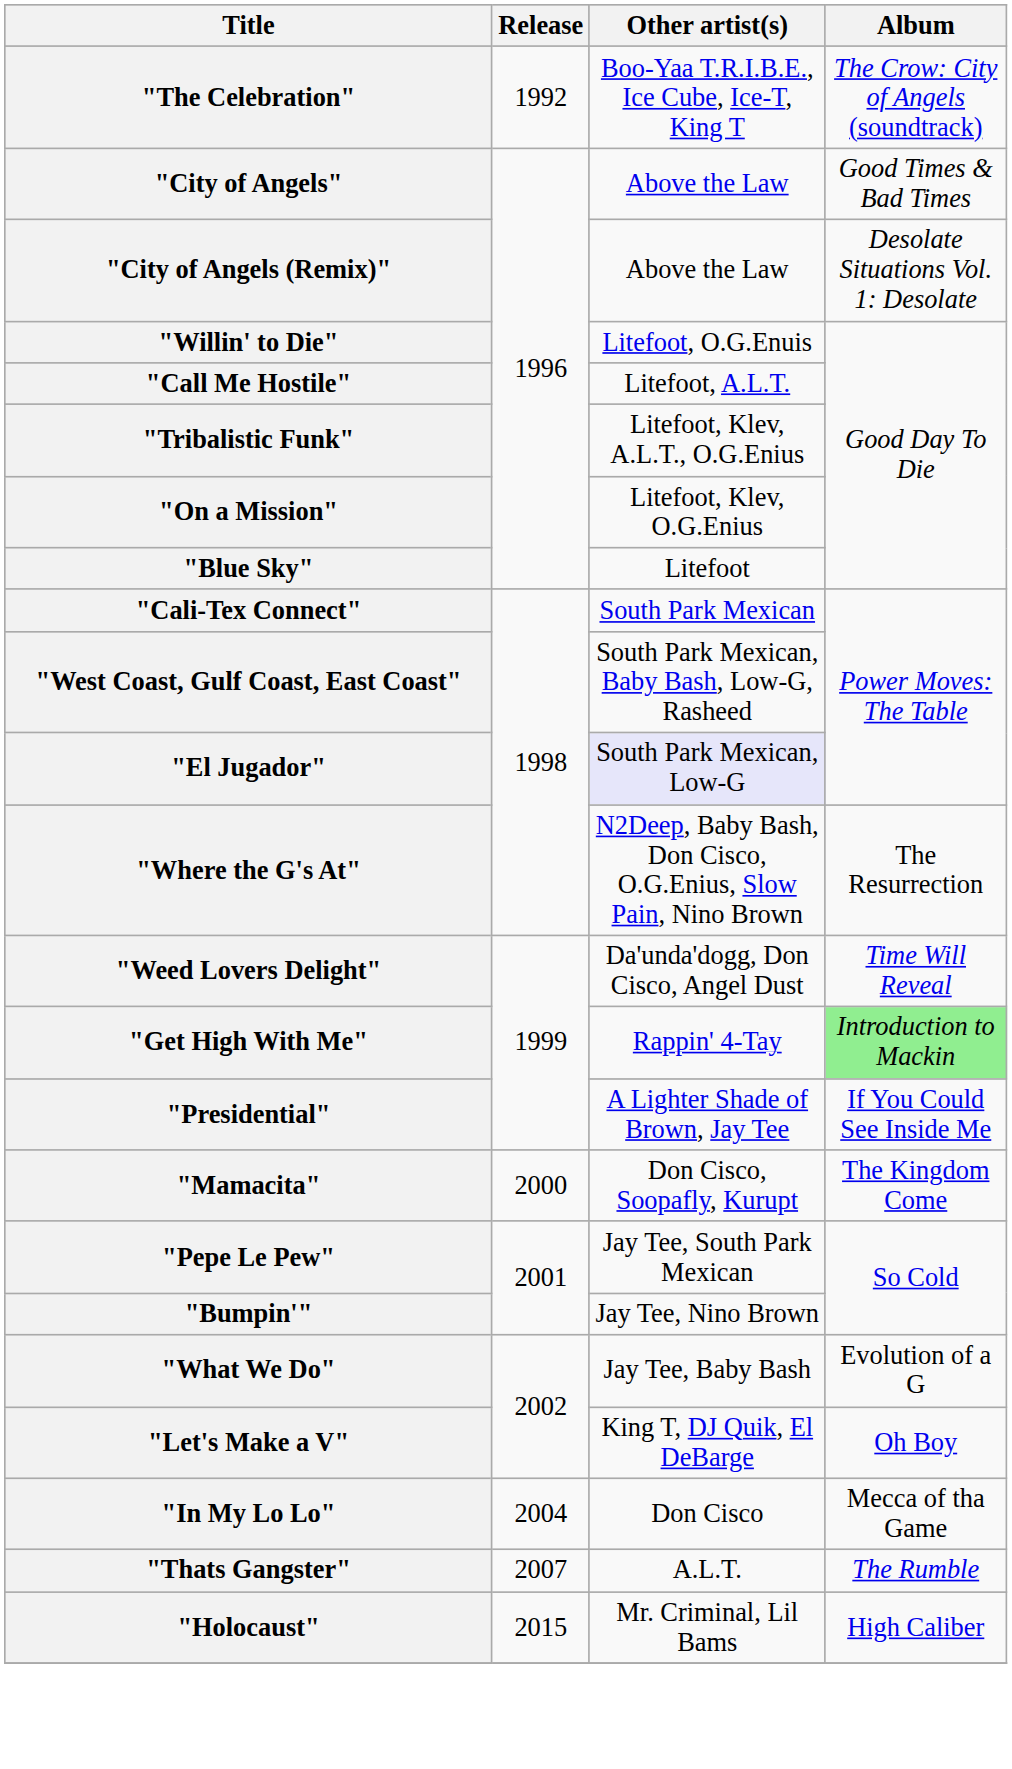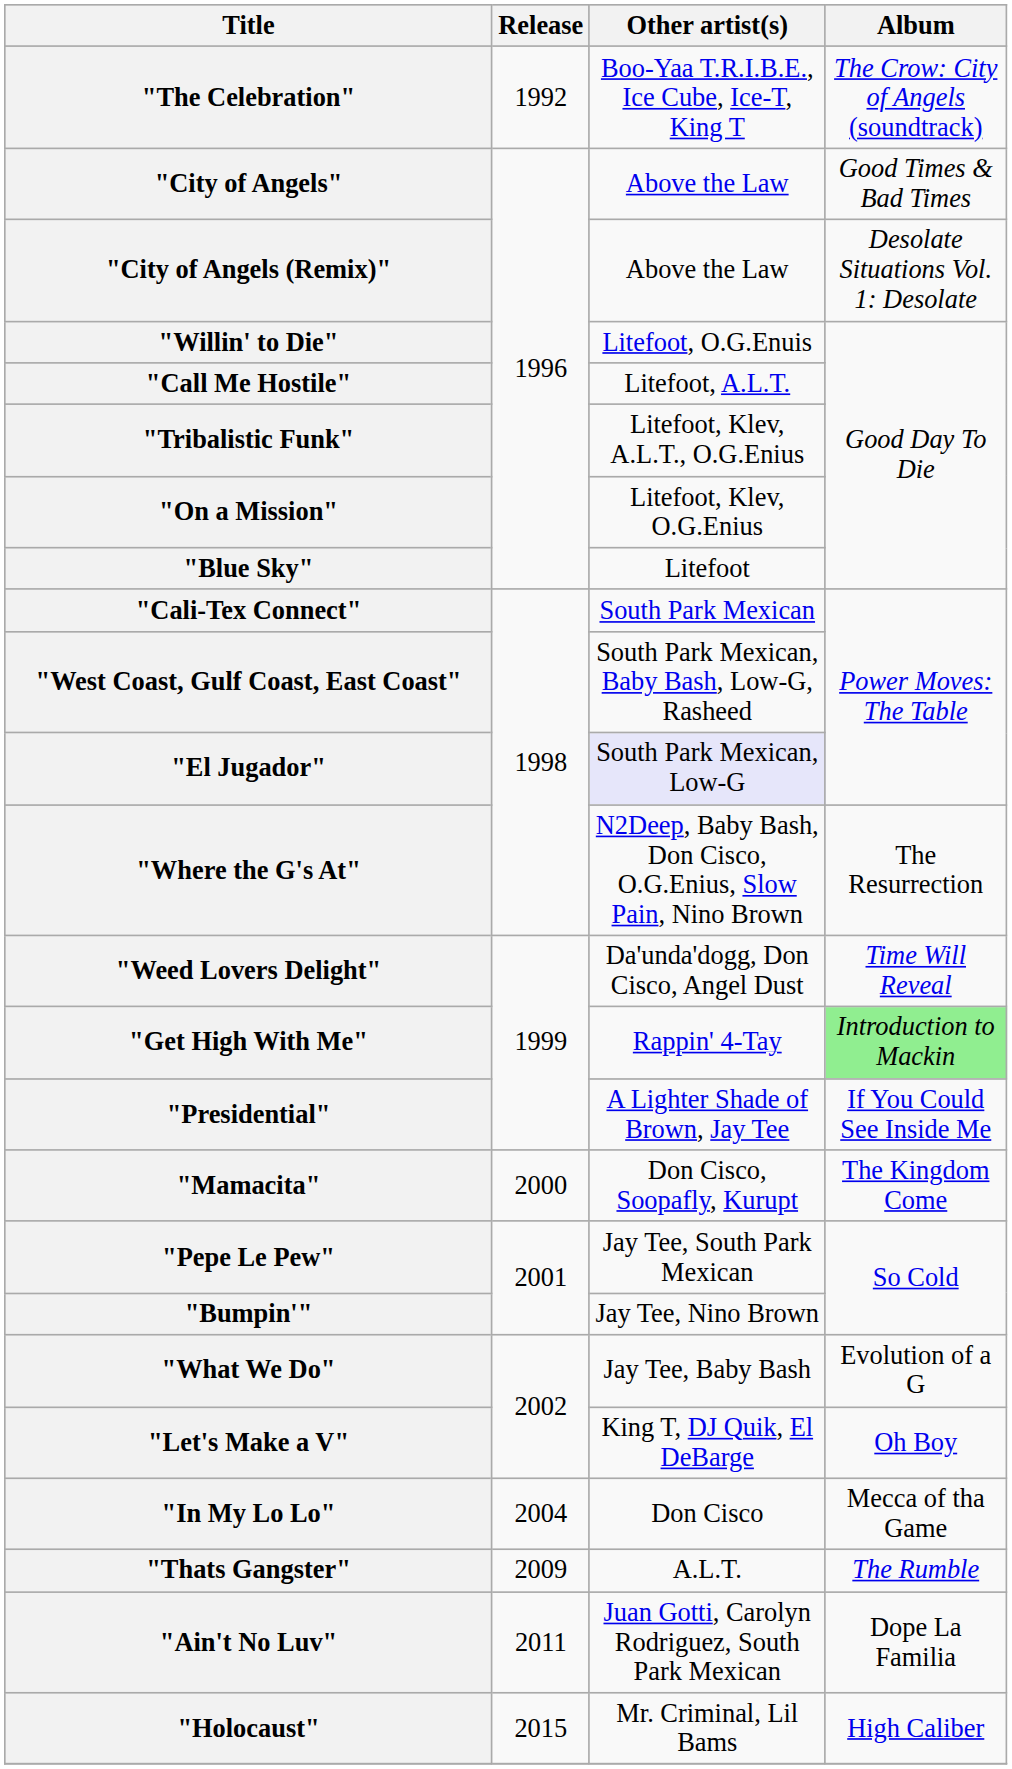(541, 1570) 2007 -> (541, 1570) 2009
+ row: (249, 1641)
